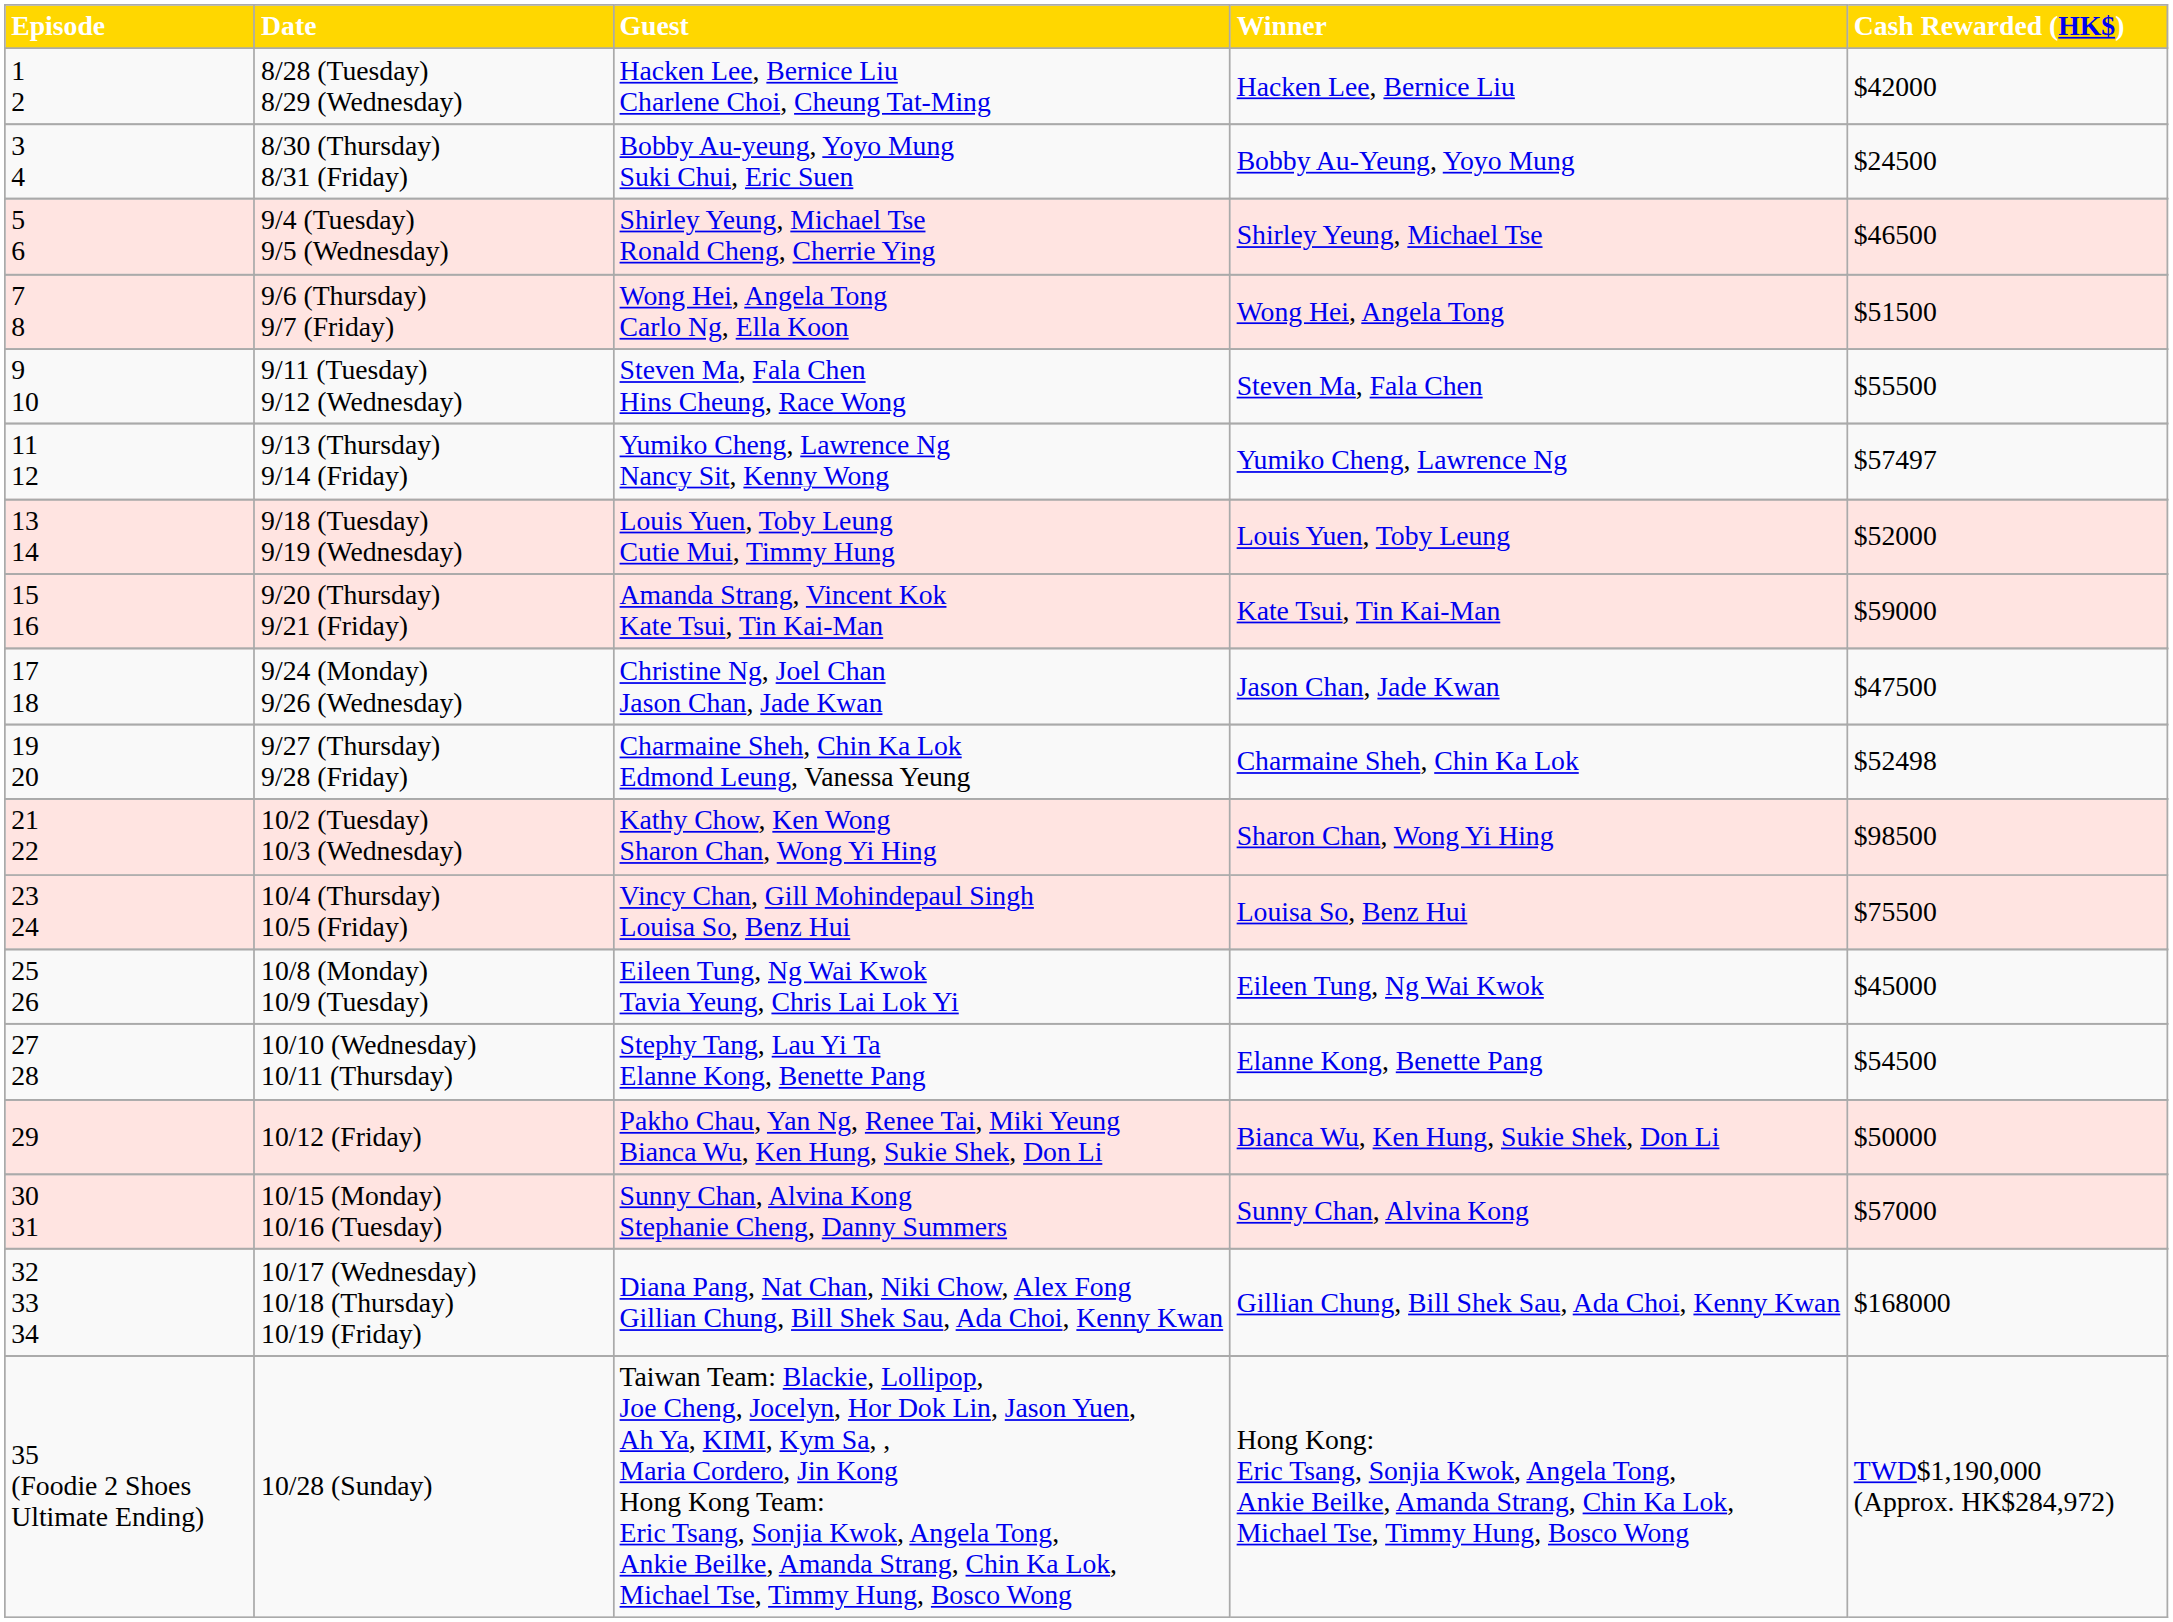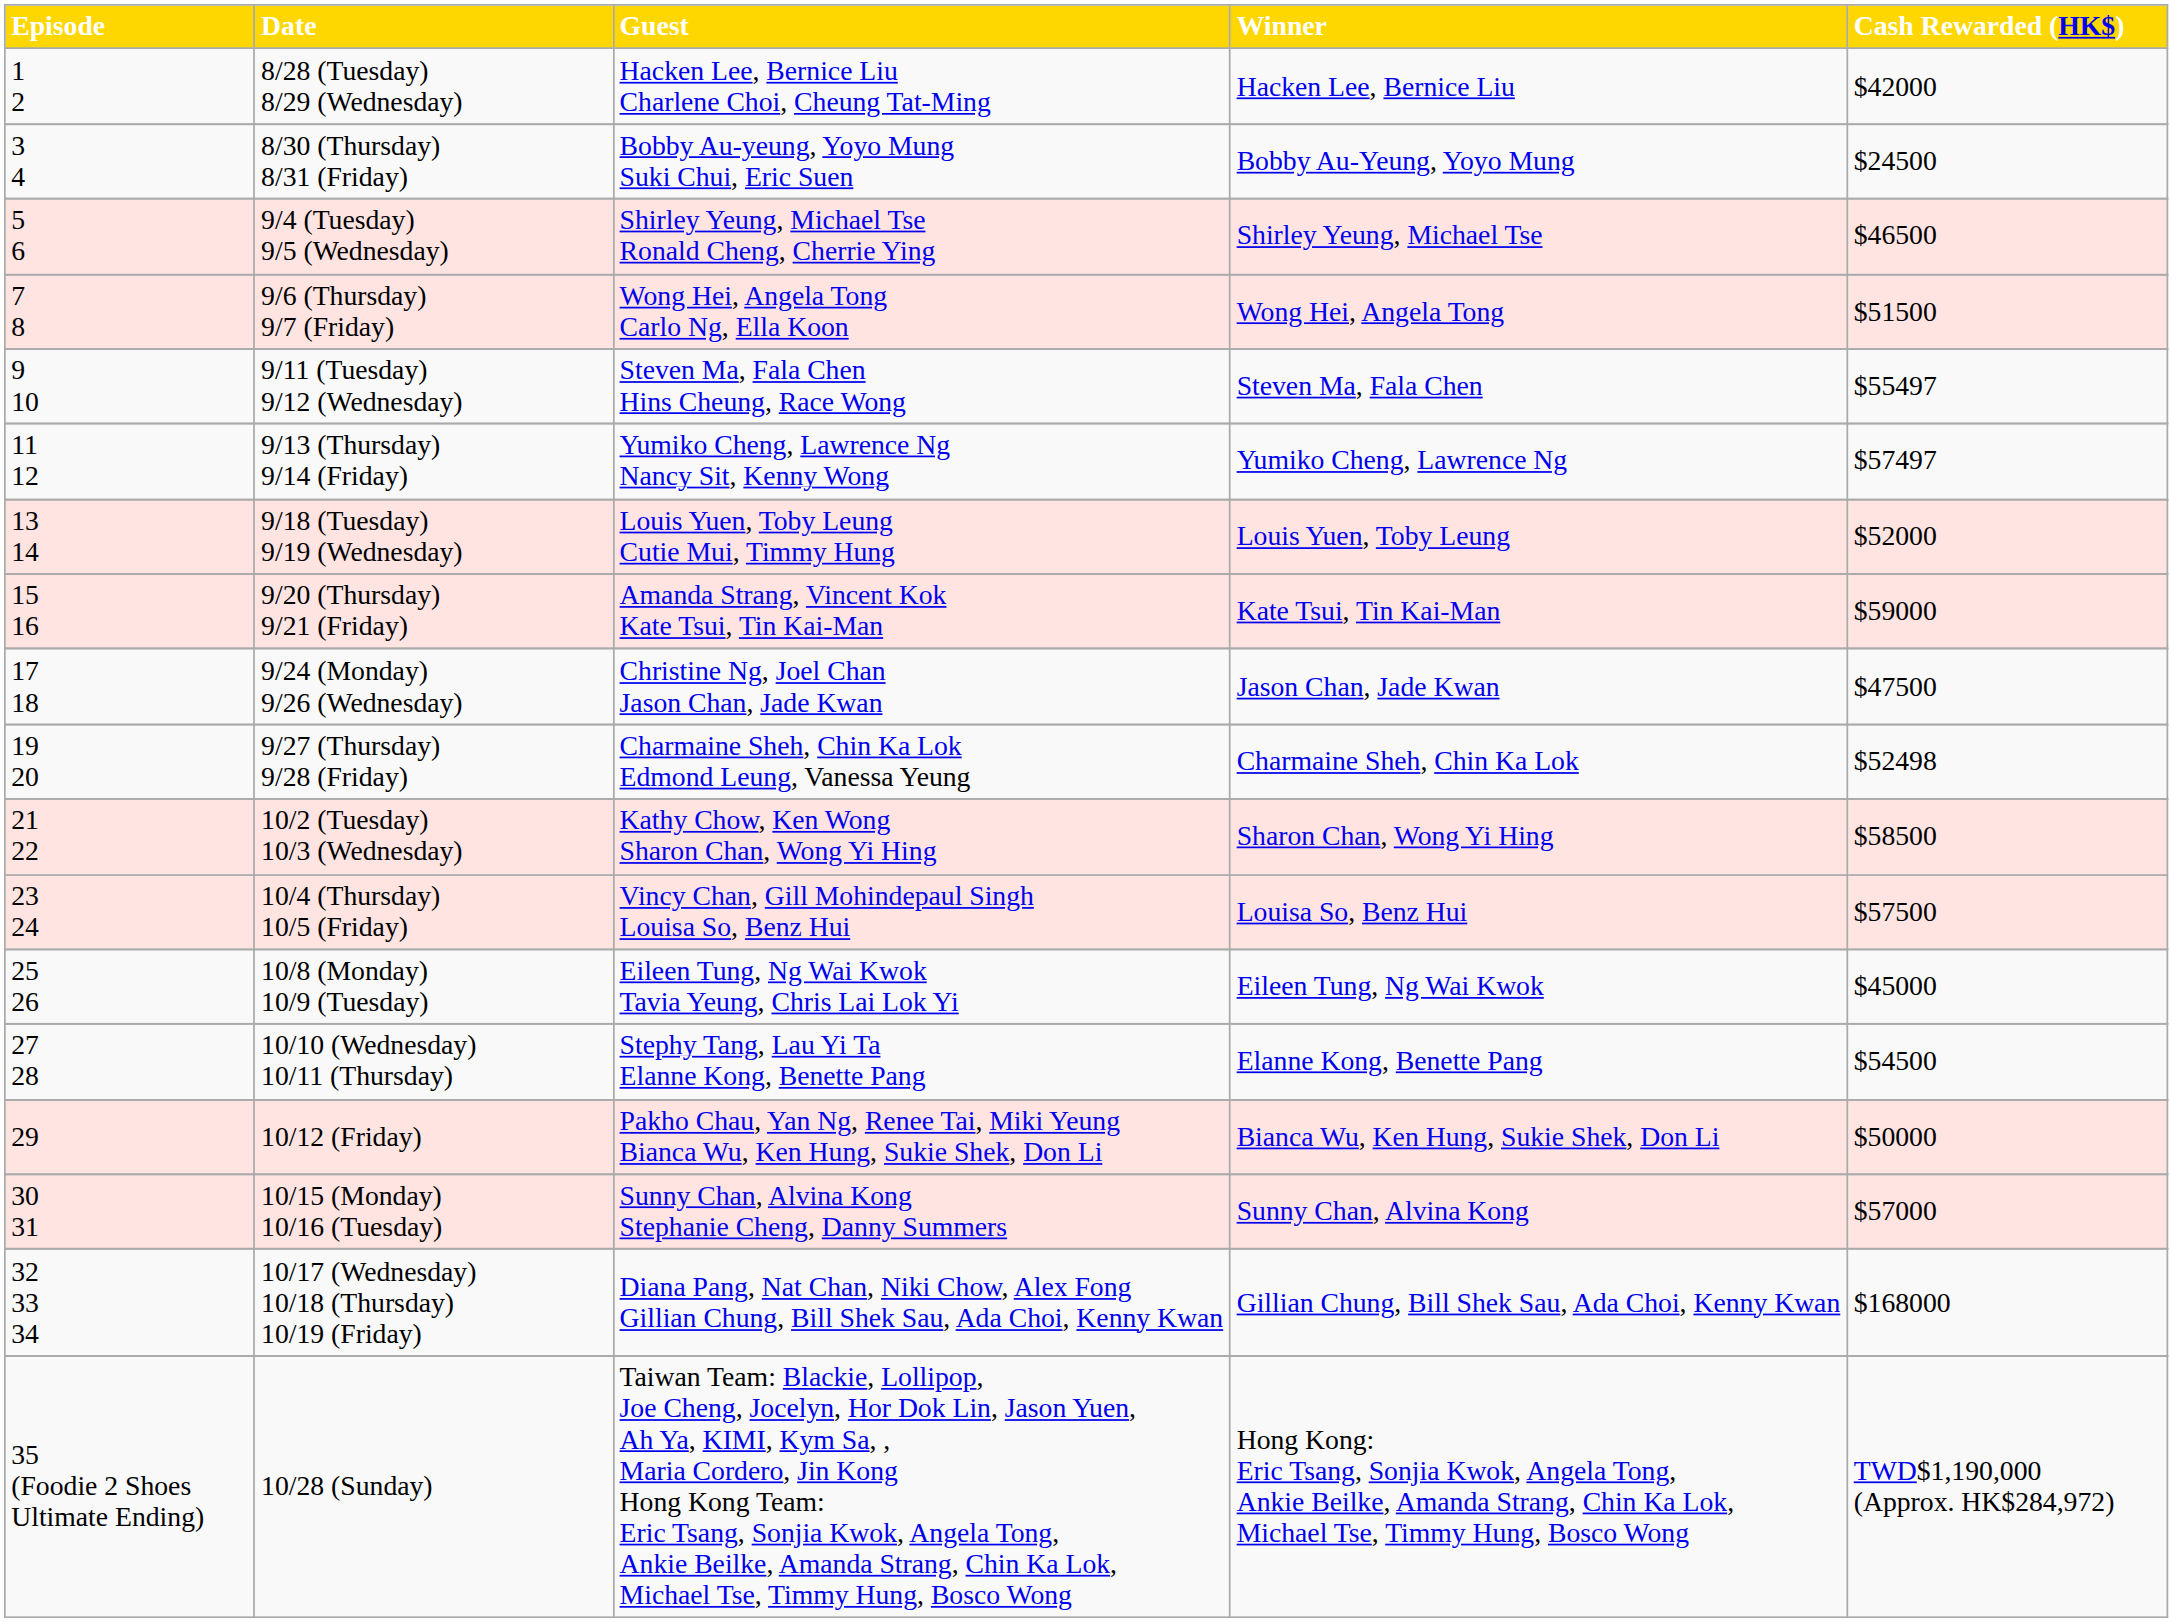(1895, 386) $55500 -> (1895, 386) $55497
(1895, 836) $98500 -> (1895, 836) $58500
(1895, 911) $75500 -> (1895, 911) $57500
